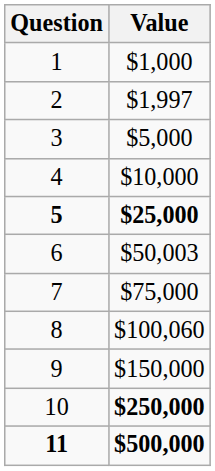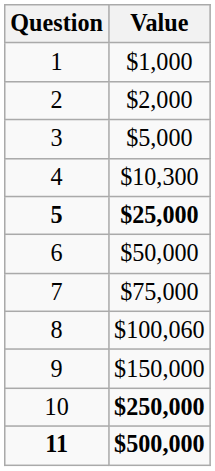(159, 100) $1,997 -> (159, 100) $2,000
(159, 176) $10,000 -> (159, 176) $10,300
(159, 253) $50,003 -> (159, 253) $50,000
